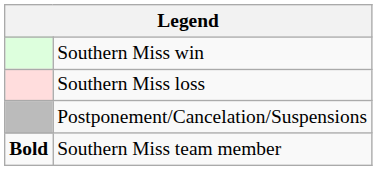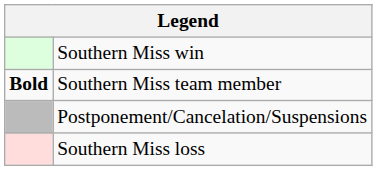rows swapped: (131, 85) <-> (169, 149)
